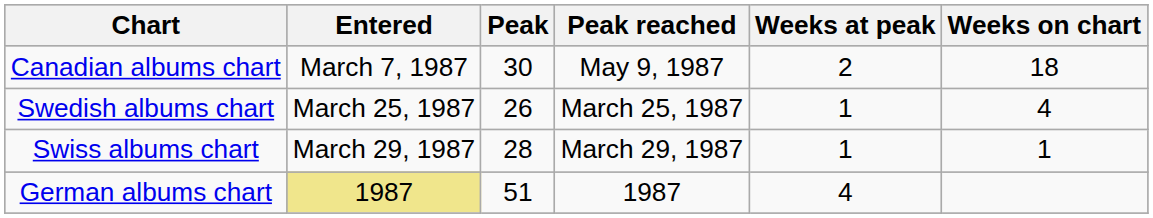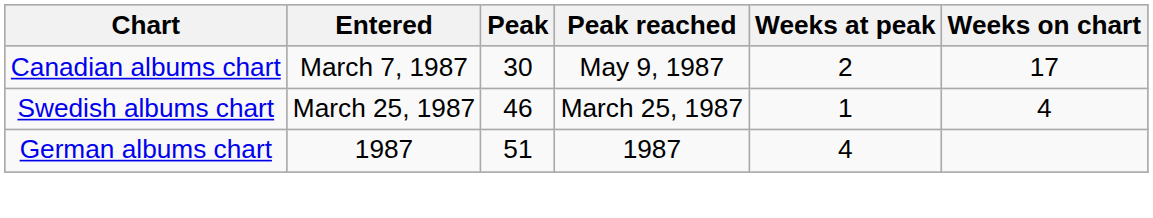(1044, 66) 18 -> (1044, 66) 17
(518, 108) 26 -> (518, 108) 46
- row: (146, 150)
(384, 191) khaki background -> (384, 150) no background
